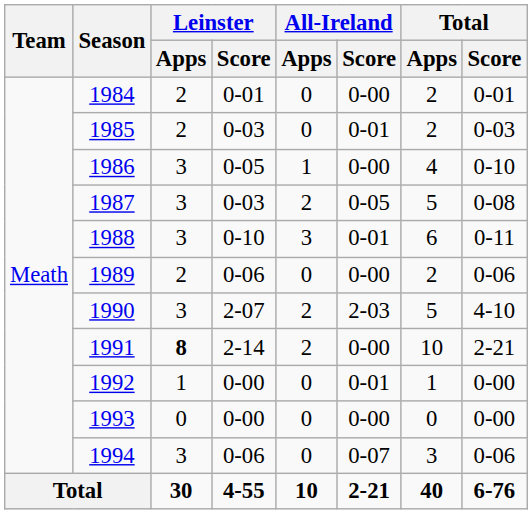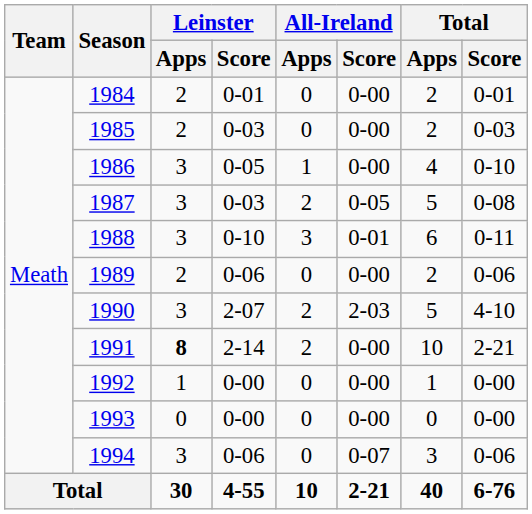(369, 130) 0-01 -> (369, 130) 0-00
(369, 382) 0-01 -> (369, 382) 0-00
